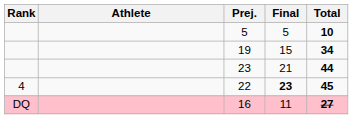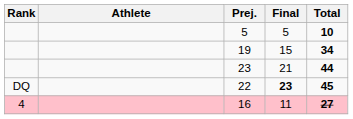(21, 86) 4 -> (21, 86) DQ
(21, 104) DQ -> (21, 104) 4
